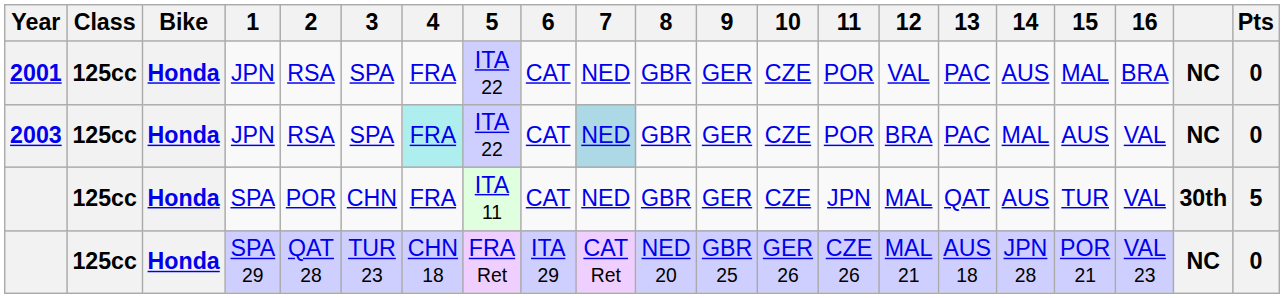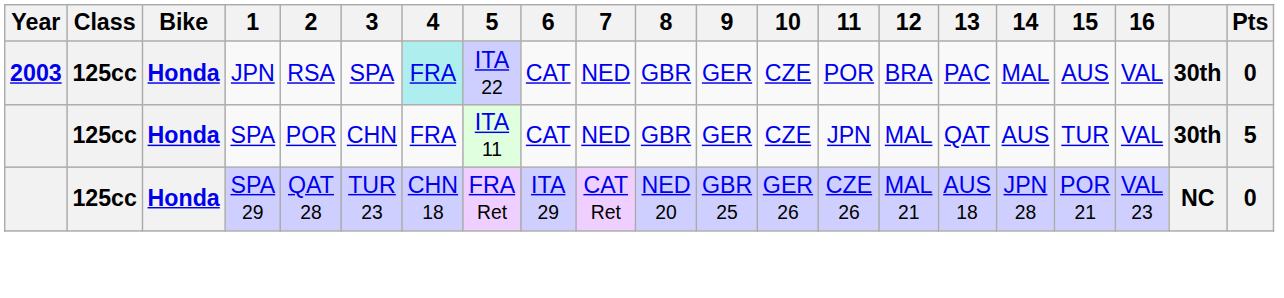- row: (36, 72)
(606, 135) lightblue background -> (606, 72) no background
(1203, 135) NC -> (1198, 72) 30th
